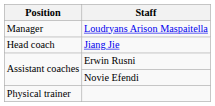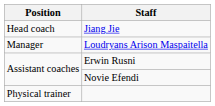rows swapped: (146, 28) <-> (102, 45)
